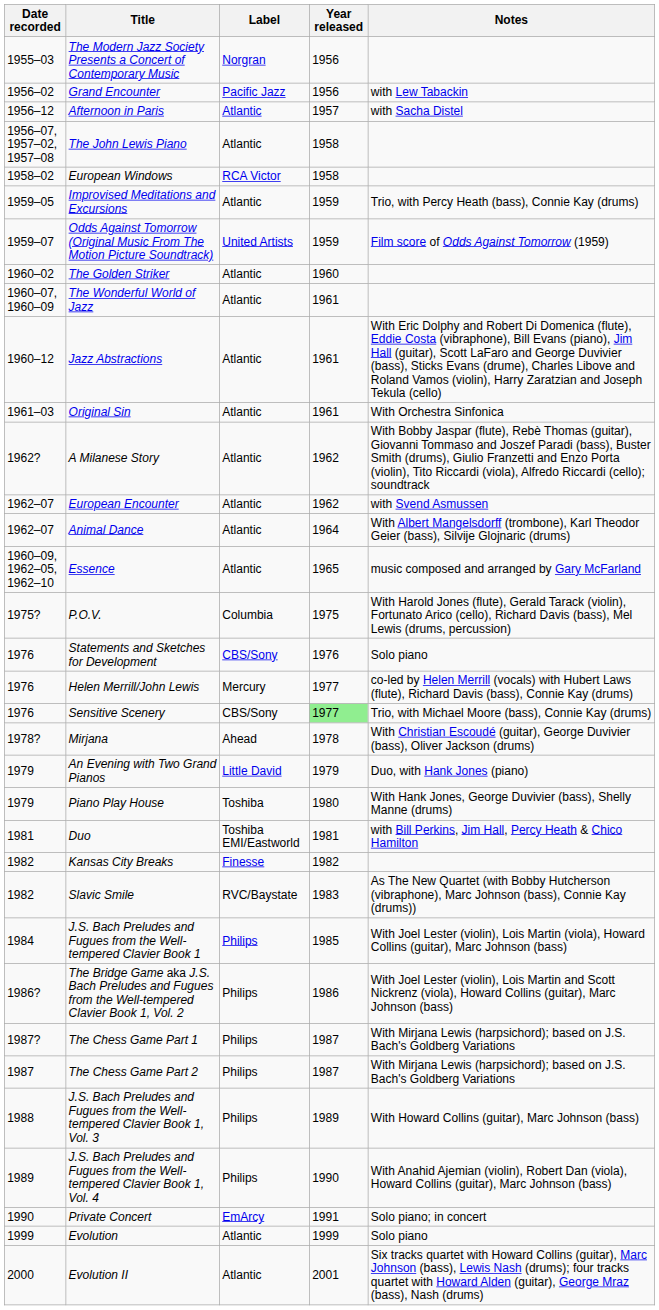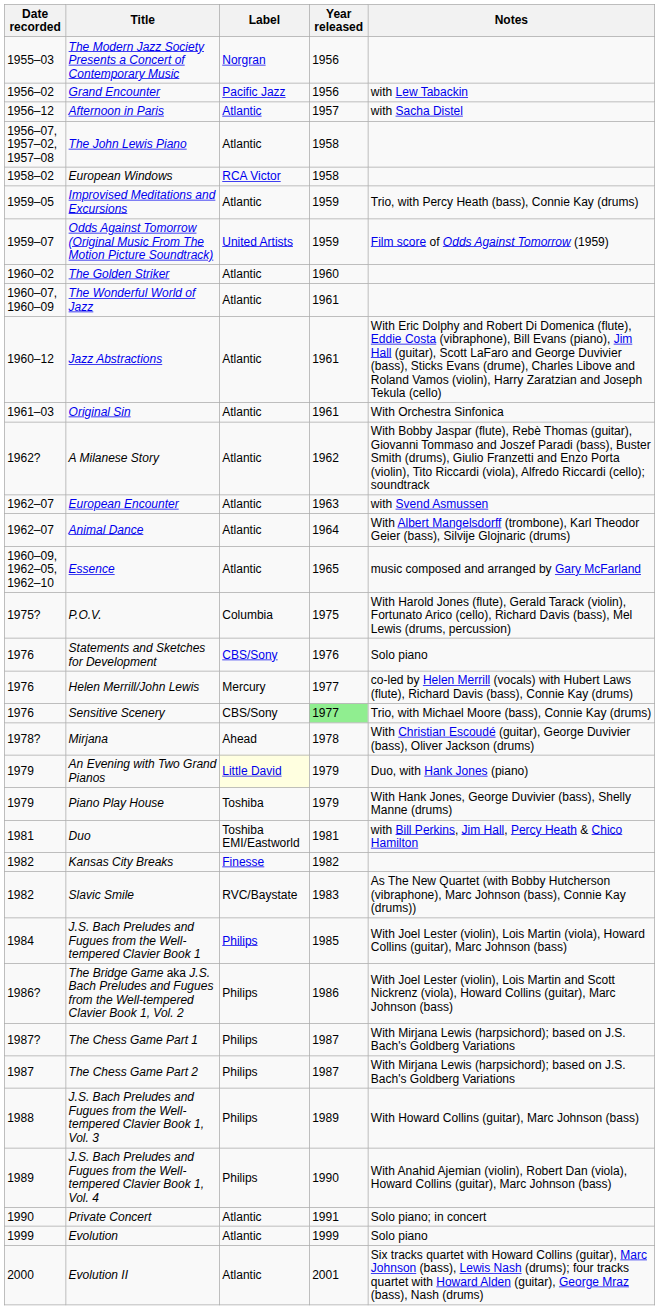(325, 504) 1962 -> (325, 504) 1963
(252, 771) no background -> (252, 771) lightyellow background
(325, 803) 1980 -> (325, 803) 1979
(243, 1217) EmArcy -> (242, 1217) Atlantic
